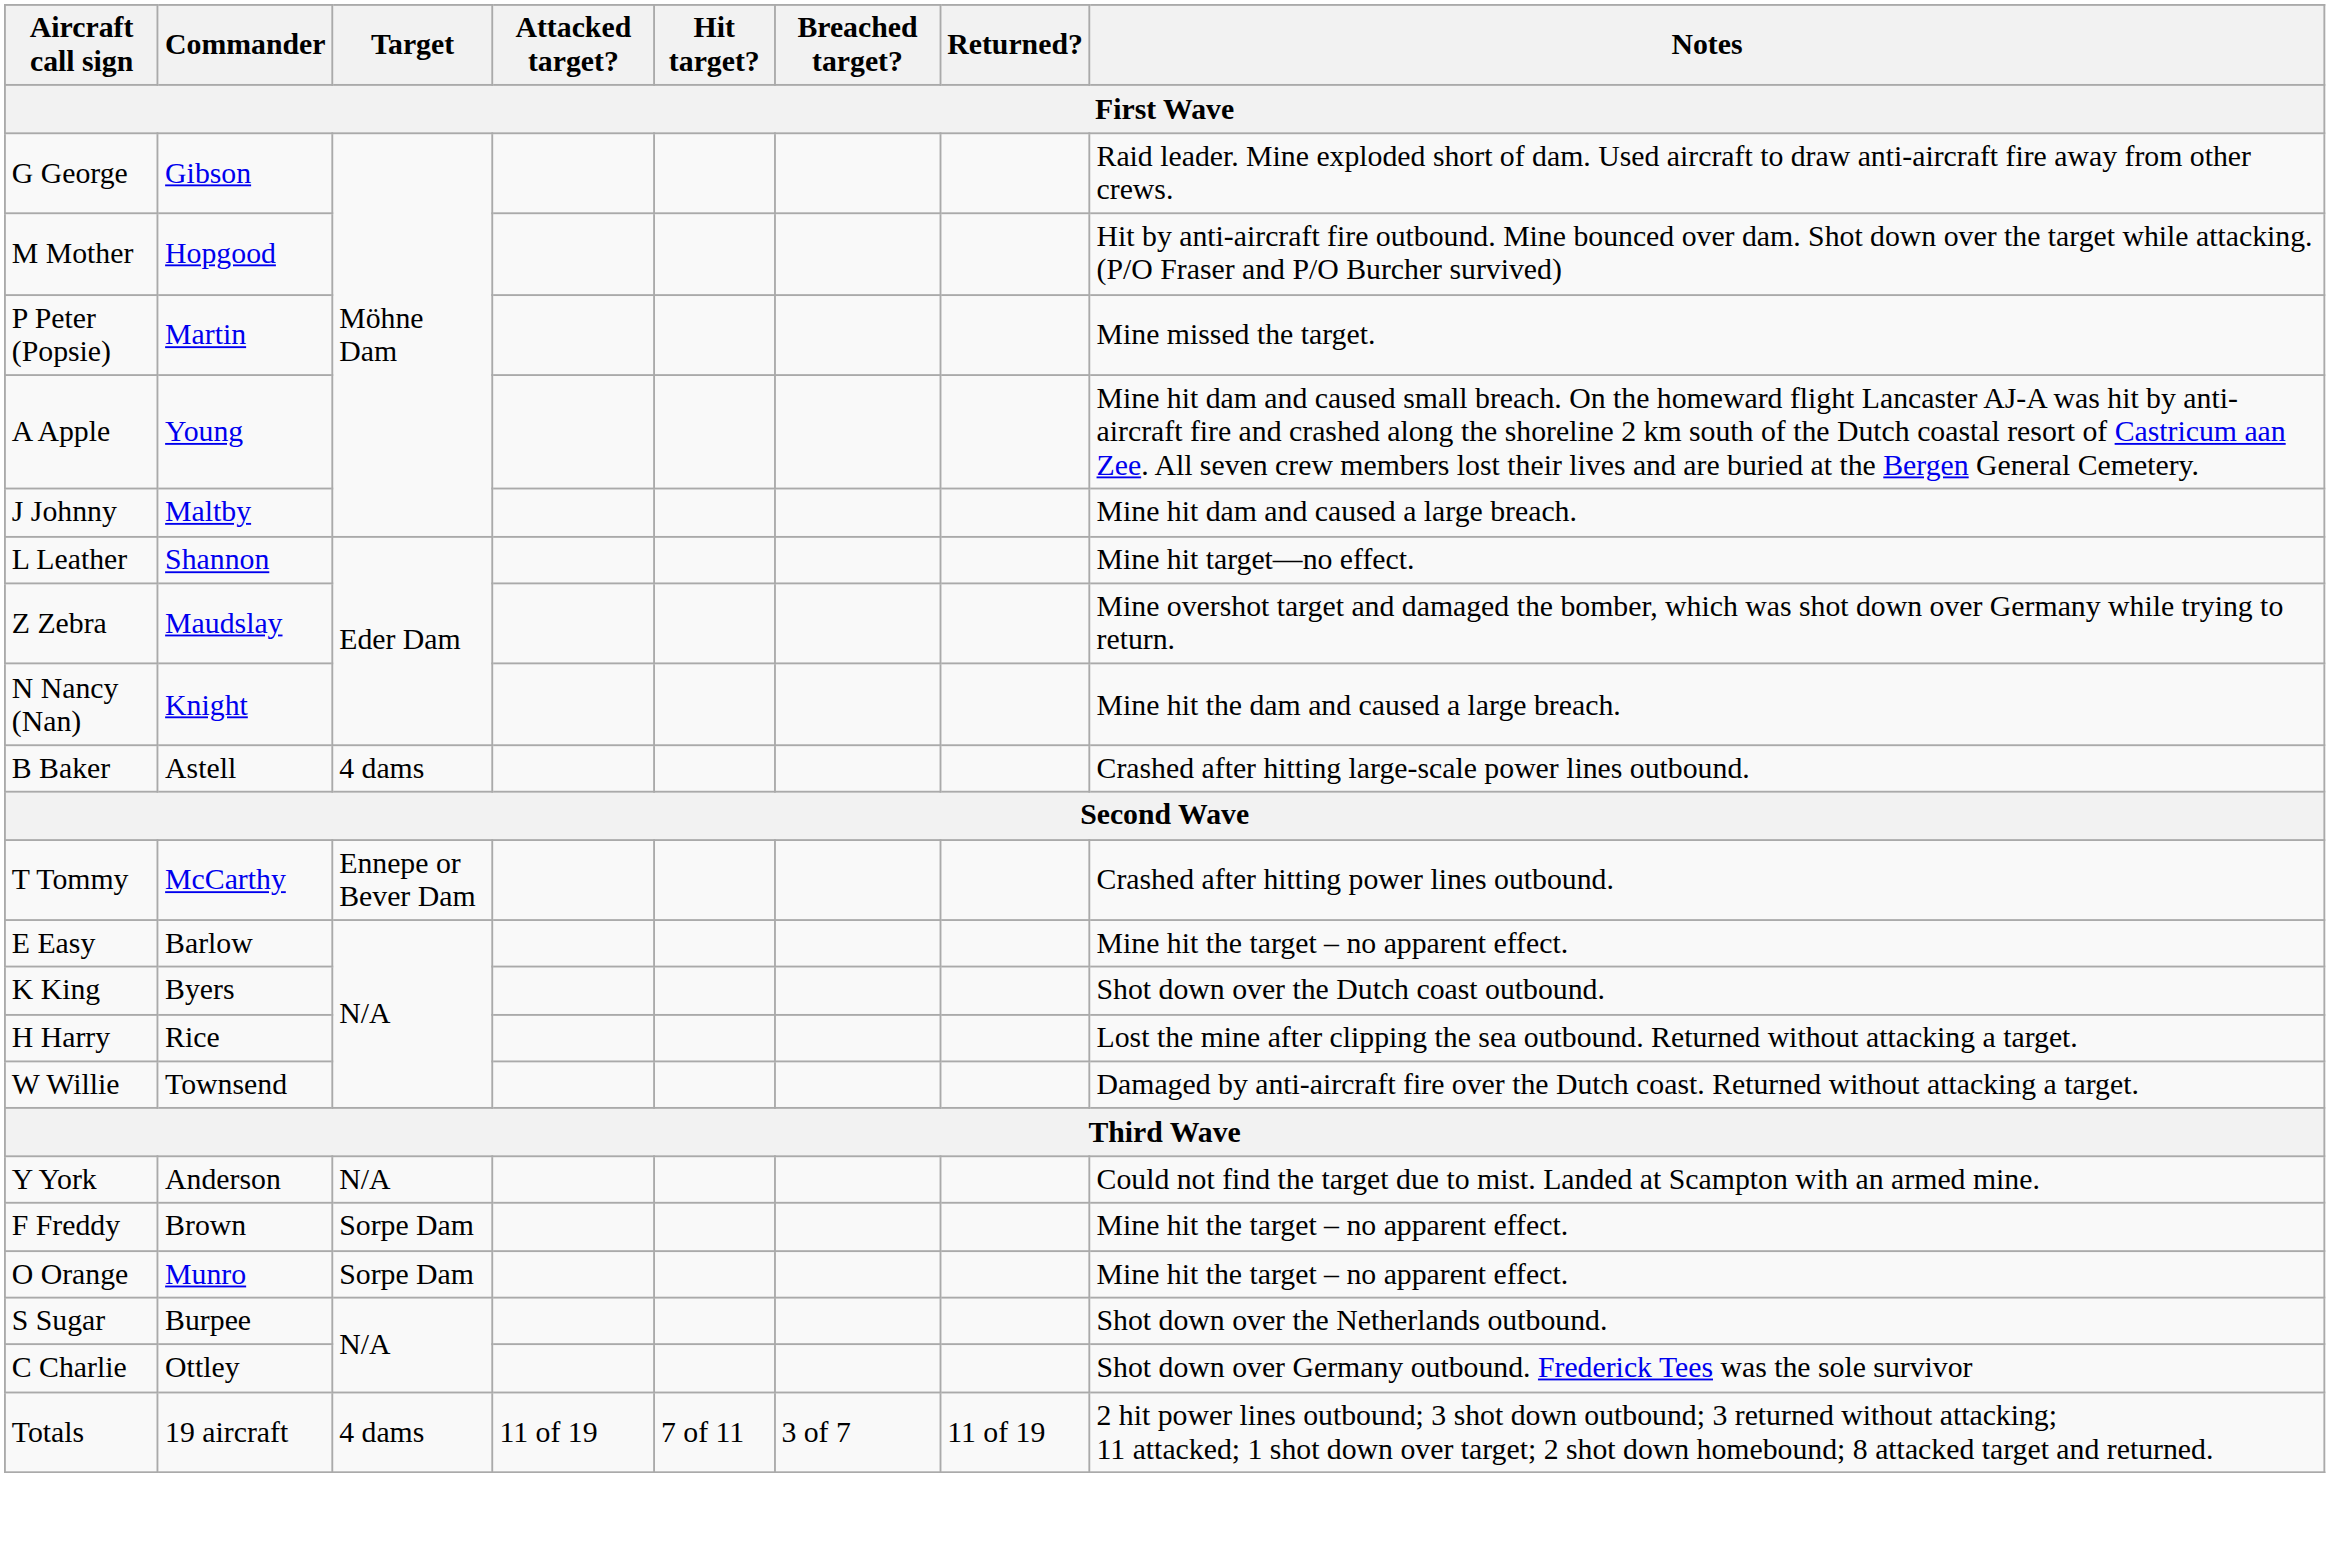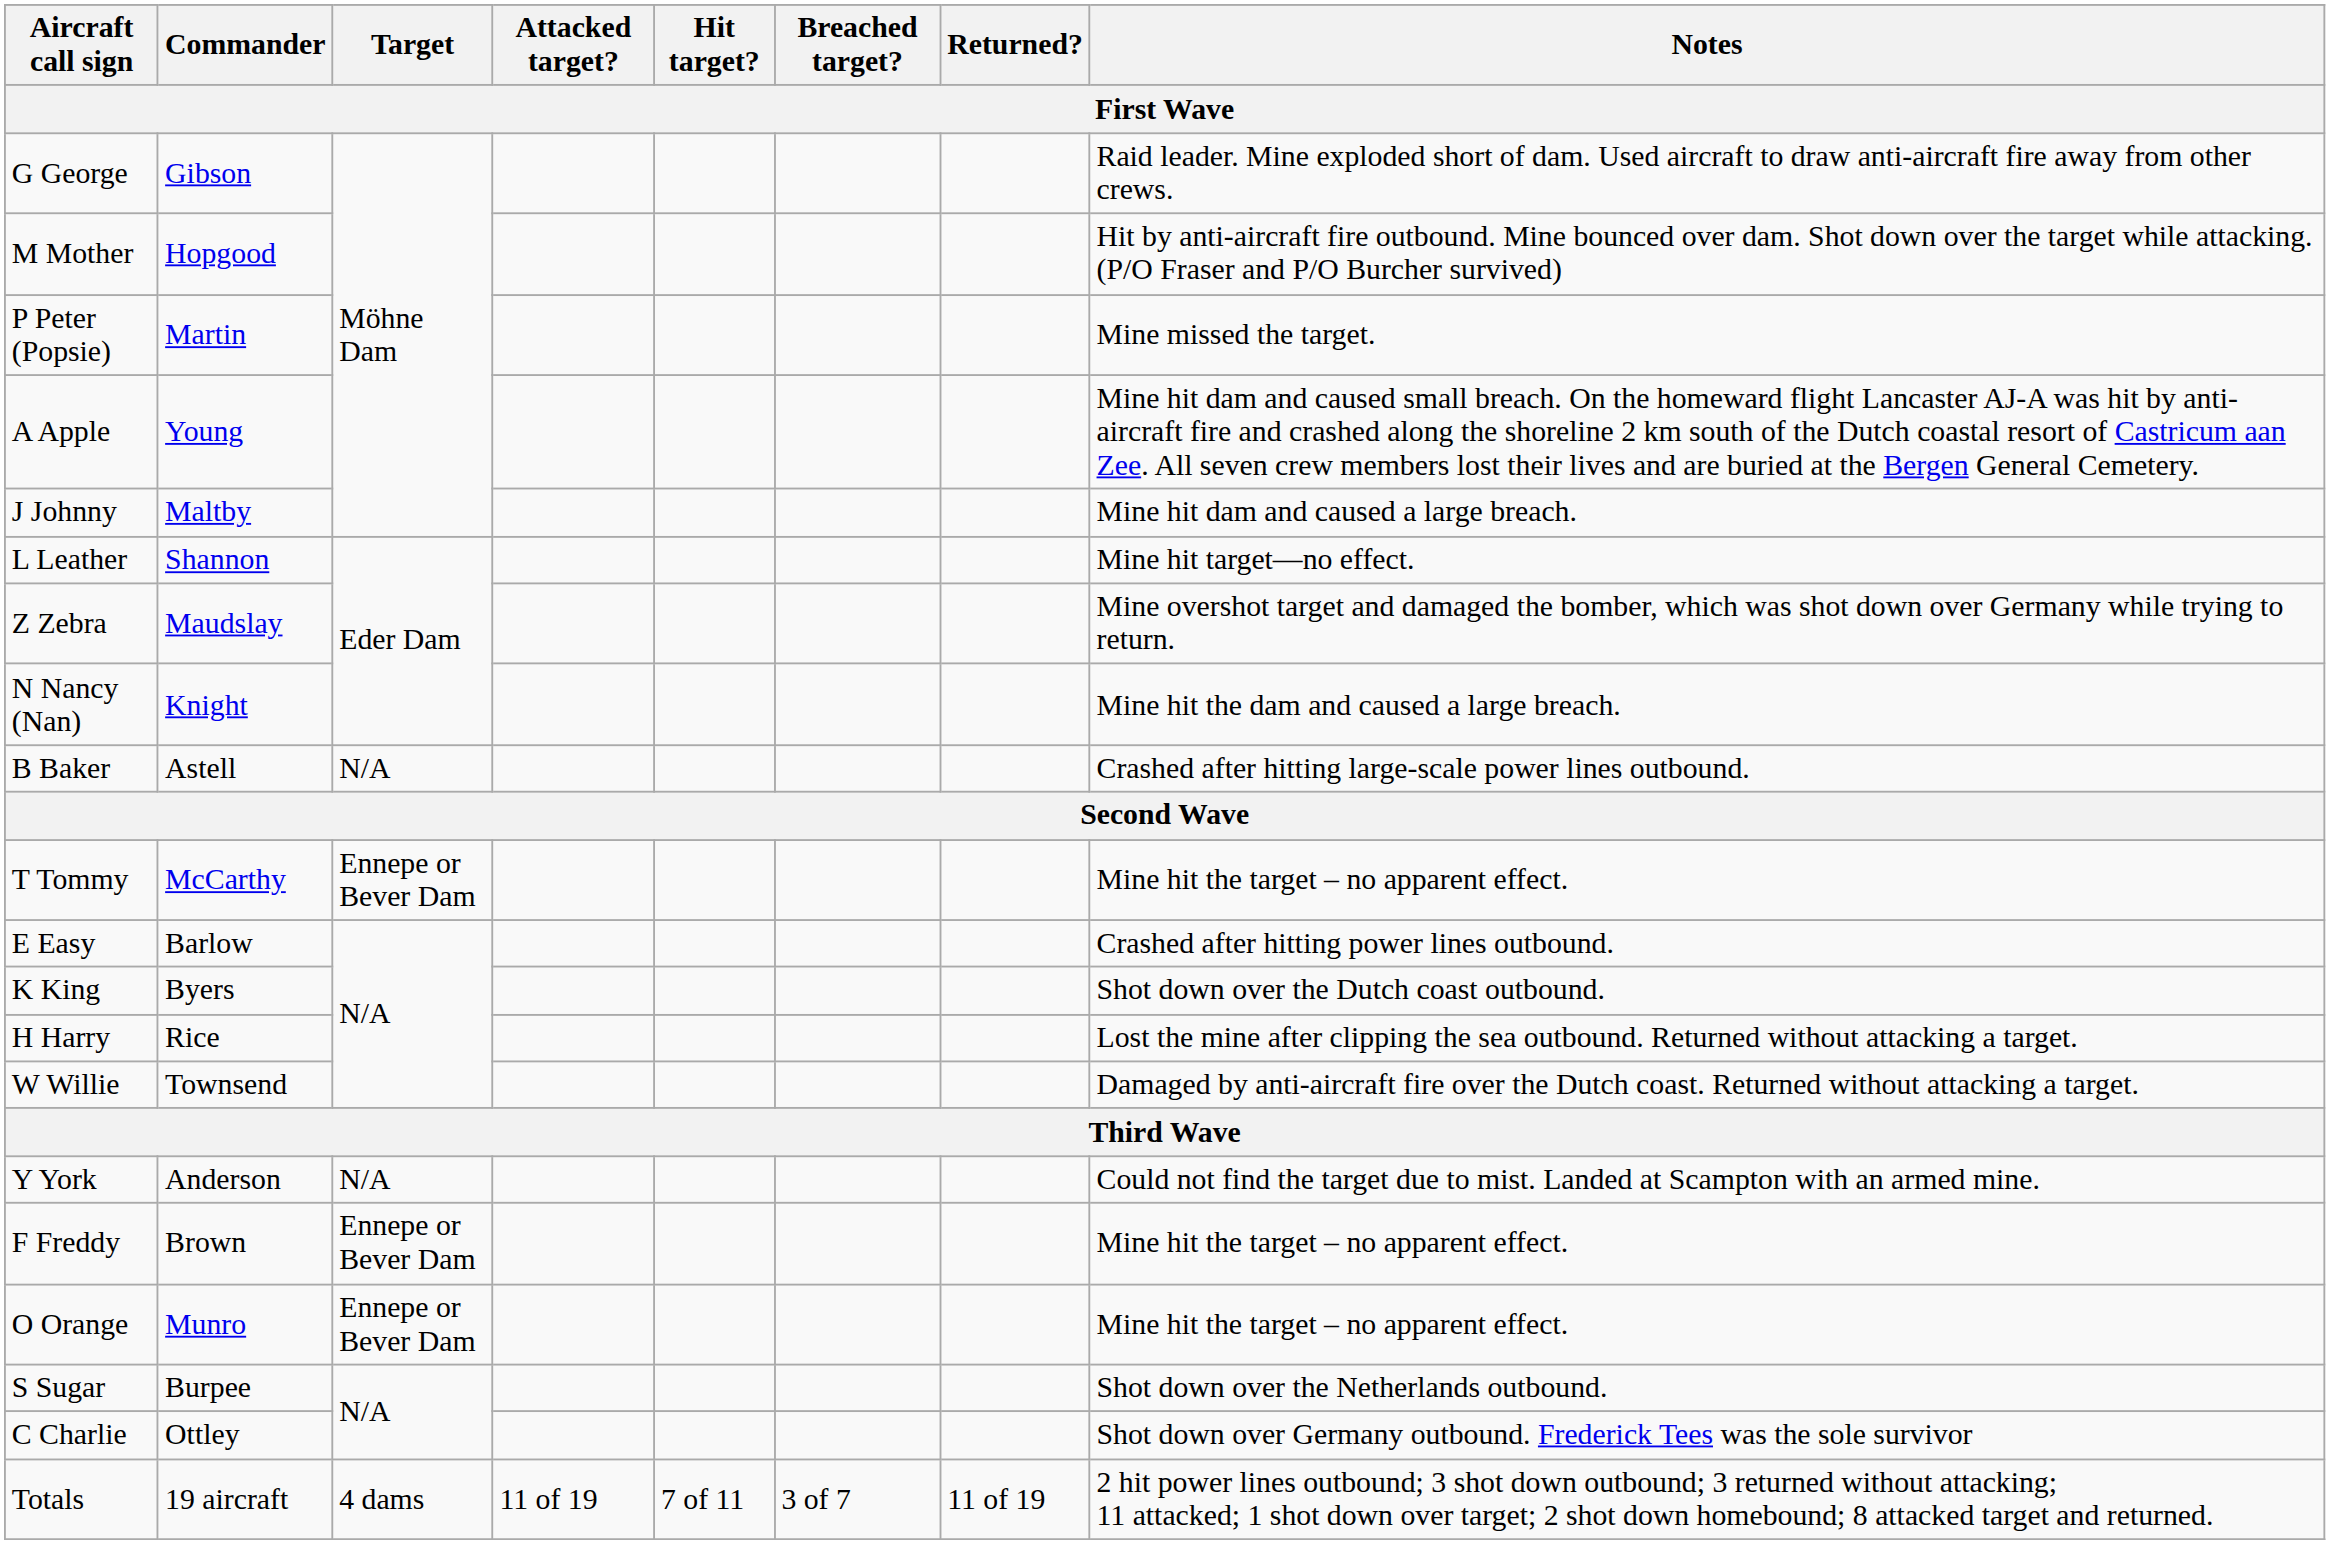(382, 767) 4 dams -> (365, 767) N/A
(1355, 879) Crashed after hitting power lines outbound. -> (1332, 879) Mine hit the target – no apparent effect.
(1332, 942) Mine hit the target – no apparent effect. -> (1355, 942) Crashed after hitting power lines outbound.
(407, 1226) Sorpe Dam -> (407, 1242) Ennepe or Bever Dam
(407, 1273) Sorpe Dam -> (407, 1323) Ennepe or Bever Dam
